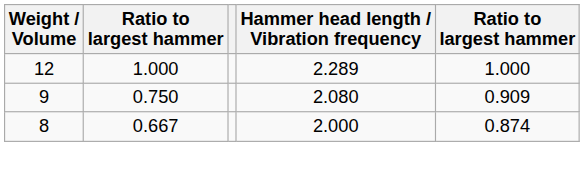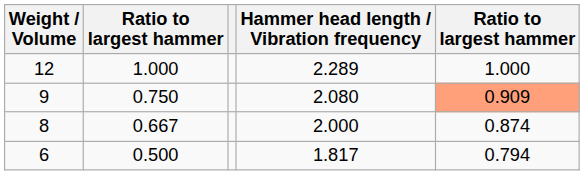(507, 97) no background -> (507, 97) lightsalmon background
+ row: (44, 155)
